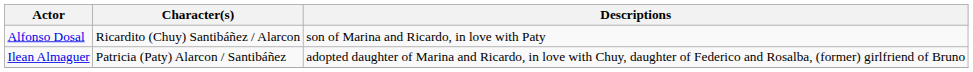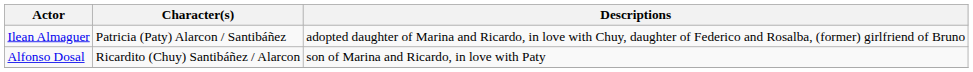rows swapped: (49, 57) <-> (46, 36)
